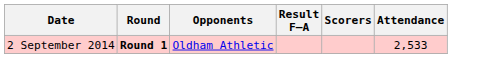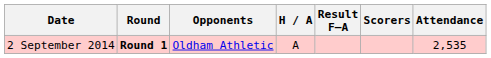+ column: (296, 20)
(411, 45) 2,533 -> (450, 45) 2,535
